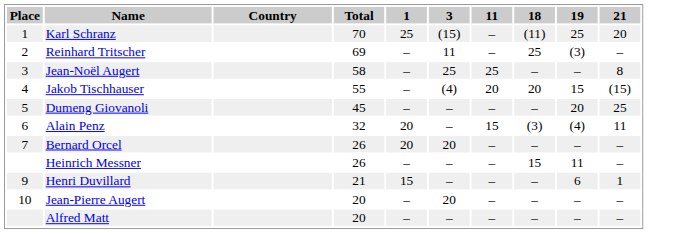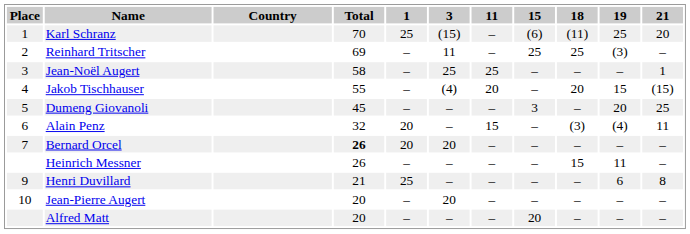+ column: (535, 15)
(620, 70) 8 -> (663, 70) 1
(359, 144) normal -> (359, 144) bold
(407, 181) 15 -> (407, 181) 25
(620, 181) 1 -> (663, 181) 8
